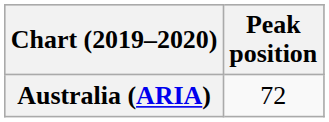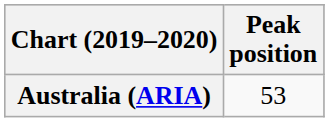(273, 95) 72 -> (273, 95) 53
